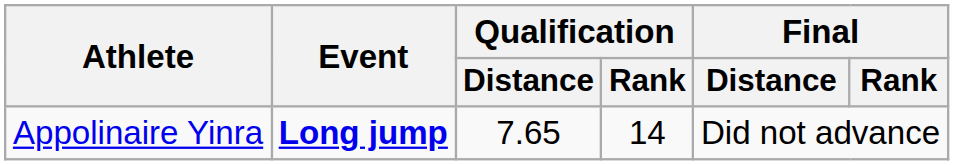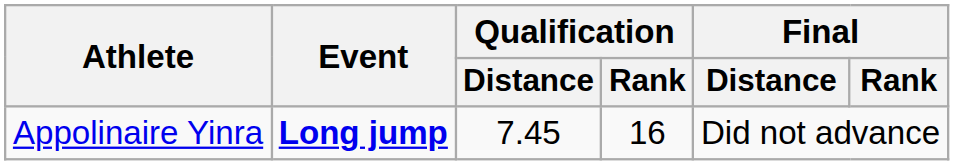(529, 133) 7.65 -> (529, 133) 7.45
(647, 133) 14 -> (647, 133) 16
